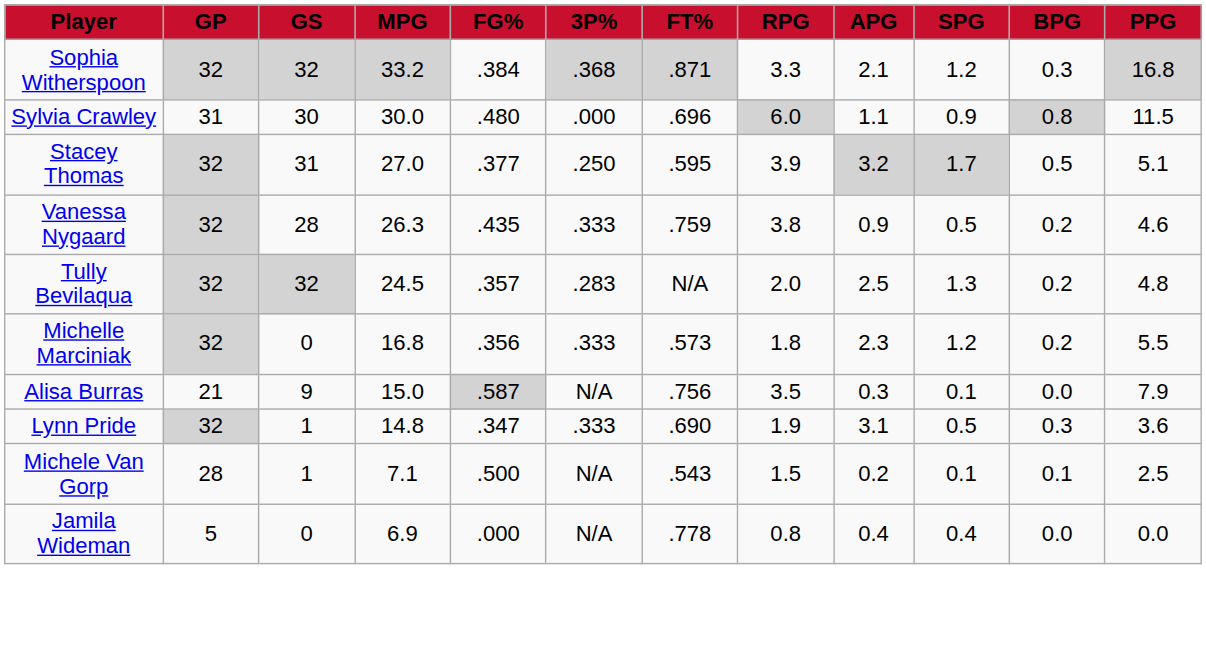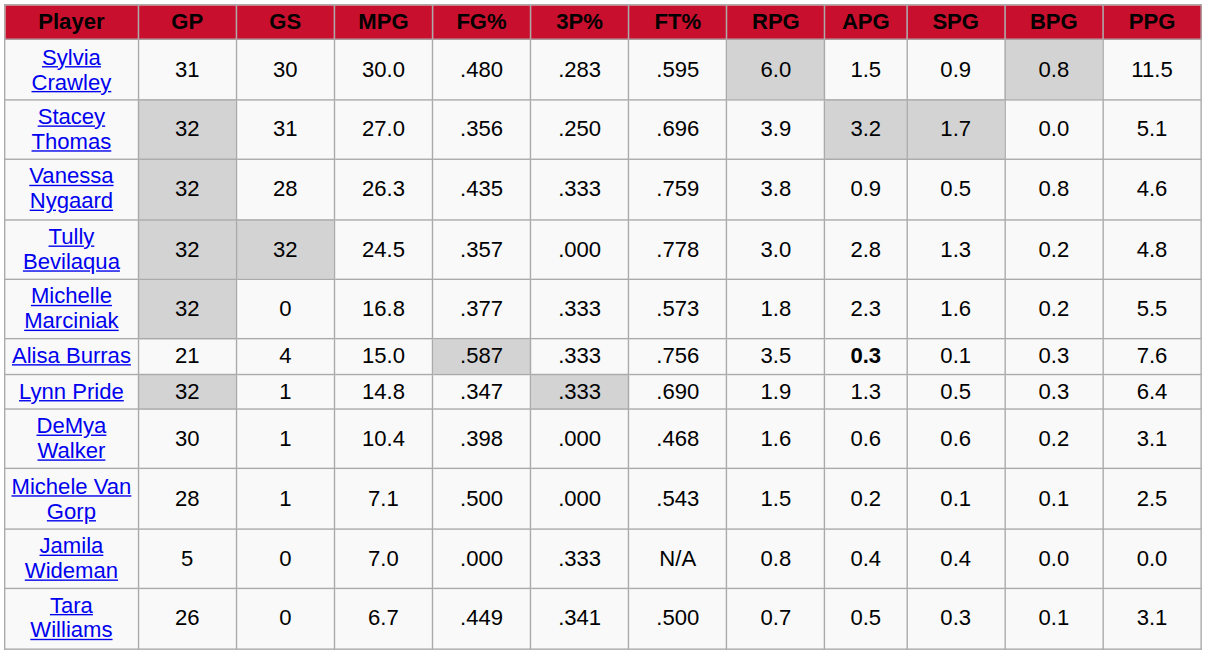- row: (84, 69)
(594, 116) .000 -> (580, 69) .283
(690, 116) .696 -> (678, 69) .595
(874, 116) 1.1 -> (866, 69) 1.5
(498, 164) .377 -> (482, 129) .356
(690, 164) .595 -> (678, 129) .696
(1057, 164) 0.5 -> (1054, 129) 0.0
(1057, 224) 0.2 -> (1054, 189) 0.8
(594, 284) .283 -> (580, 249) .000
(690, 284) N/A -> (678, 249) .778
(786, 284) 2.0 -> (776, 249) 3.0
(874, 284) 2.5 -> (866, 249) 2.8
(498, 343) .356 -> (482, 308) .377
(961, 343) 1.2 -> (956, 308) 1.6
(307, 391) 9 -> (285, 356) 4
(594, 391) N/A -> (580, 356) .333
(874, 391) normal -> (866, 356) bold
(1057, 391) 0.0 -> (1054, 356) 0.3
(1153, 391) 7.9 -> (1152, 356) 7.6
(594, 426) no background -> (580, 391) lightgrey background
(874, 426) 3.1 -> (866, 391) 1.3
(1153, 426) 3.6 -> (1152, 391) 6.4
+ row: (71, 438)
(594, 473) N/A -> (580, 498) .000
(402, 533) 6.9 -> (383, 558) 7.0
(594, 533) N/A -> (580, 558) .333
(690, 533) .778 -> (678, 558) N/A
+ row: (71, 618)
